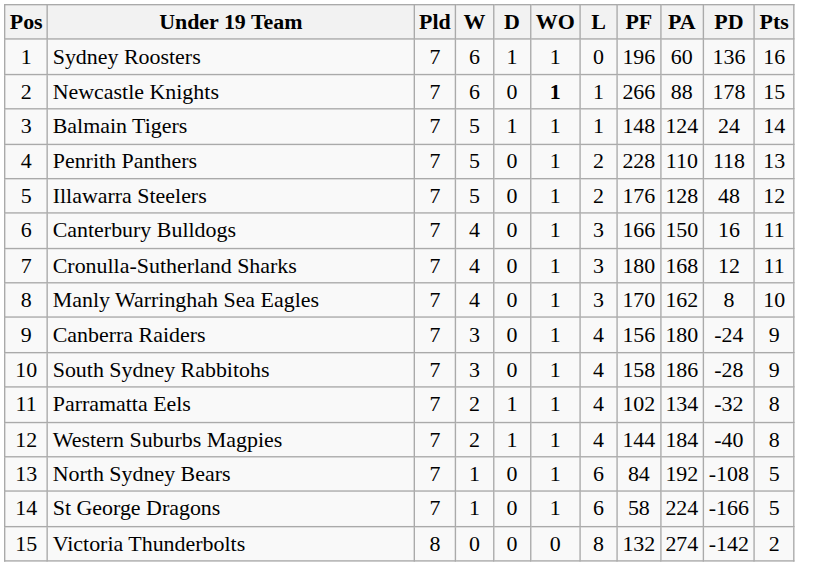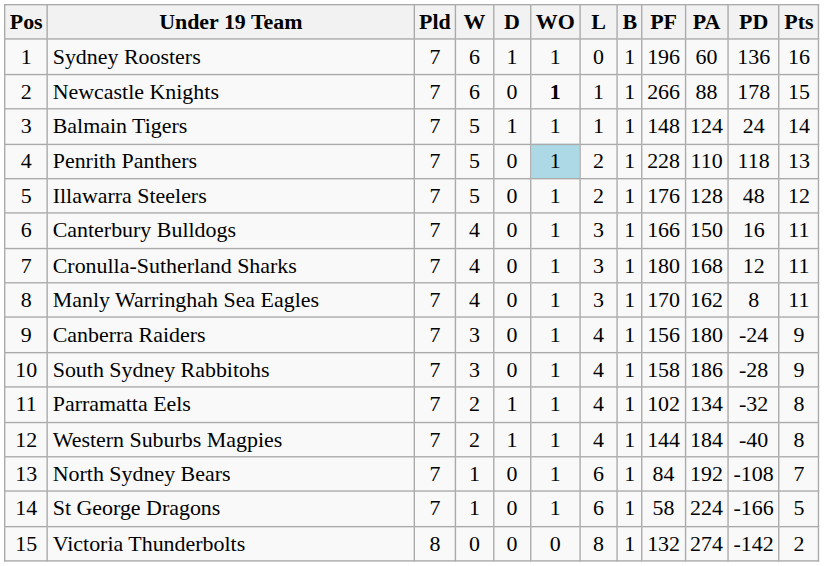+ column: (630, 21)
(555, 160) no background -> (555, 160) lightblue background
(774, 299) 10 -> (799, 299) 11
(774, 473) 5 -> (799, 473) 7
